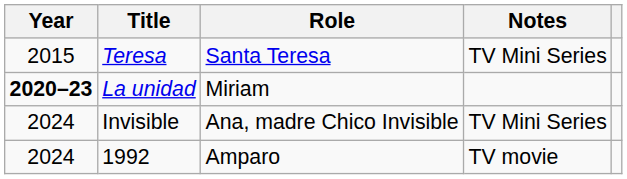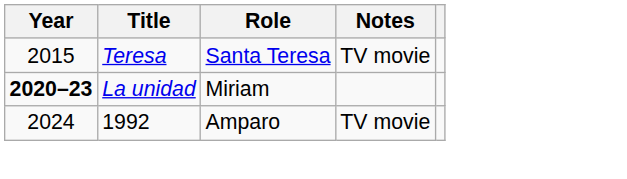(538, 55) TV Mini Series -> (385, 55) TV movie
- row: (141, 122)
